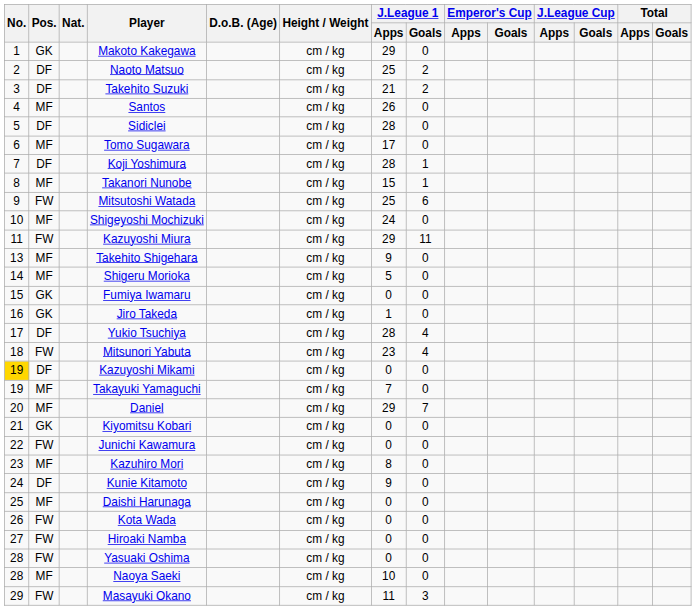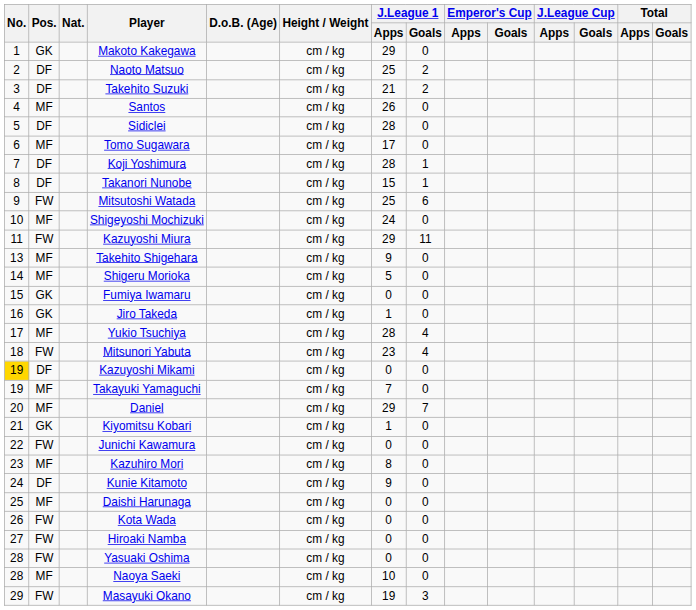(44, 182) MF -> (44, 182) DF
(44, 333) DF -> (44, 333) MF
(389, 426) 0 -> (389, 426) 1
(389, 595) 11 -> (389, 595) 19
